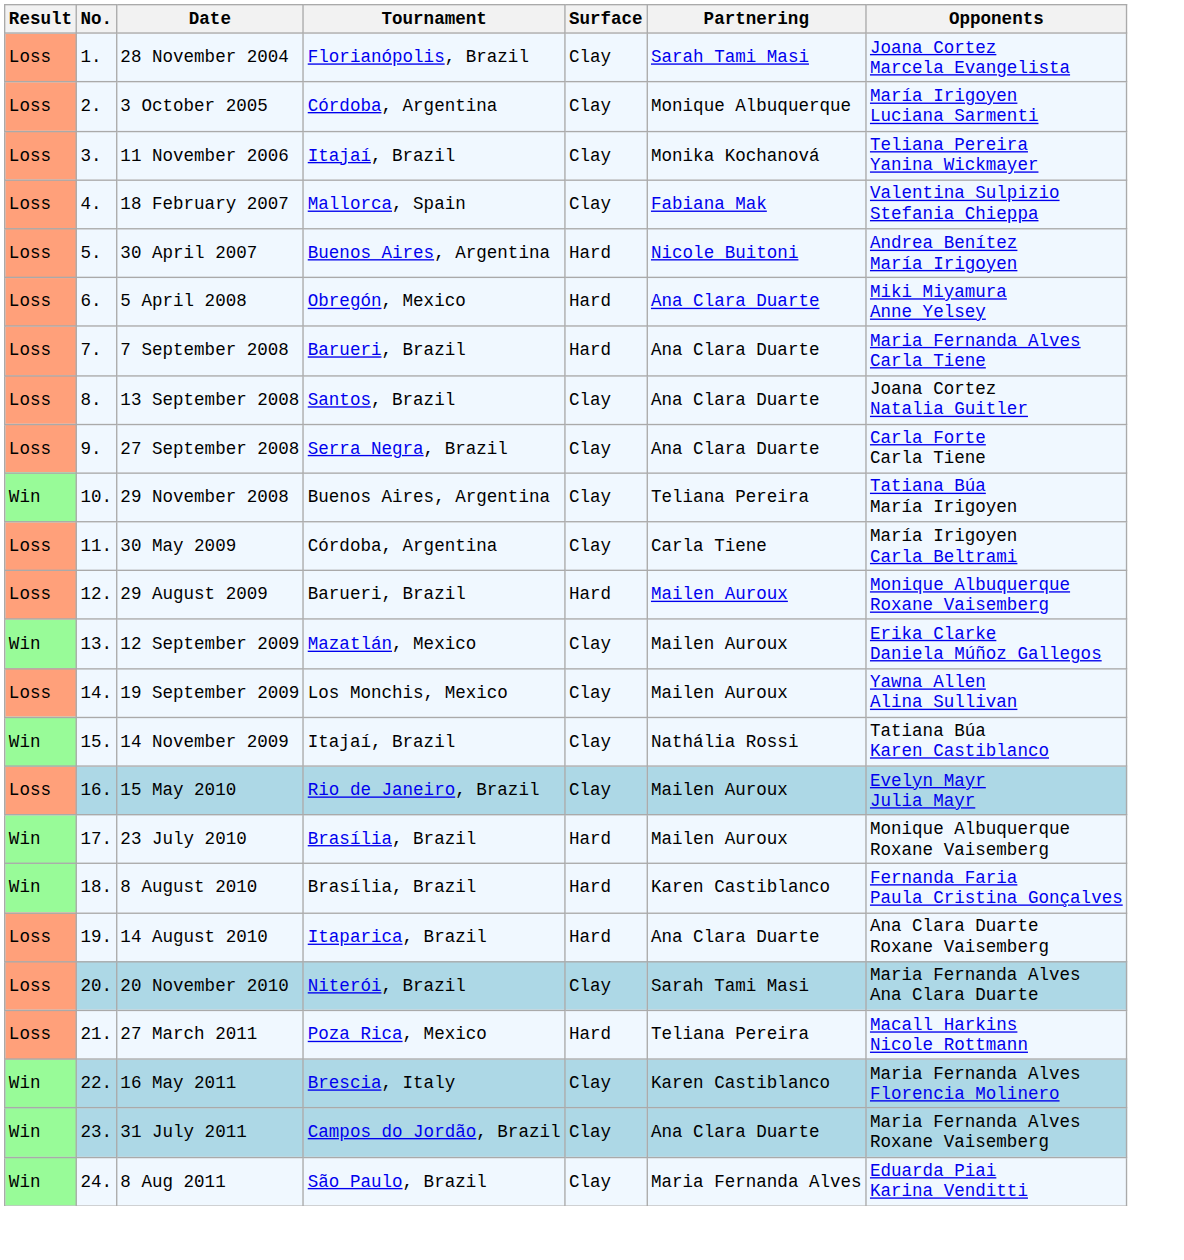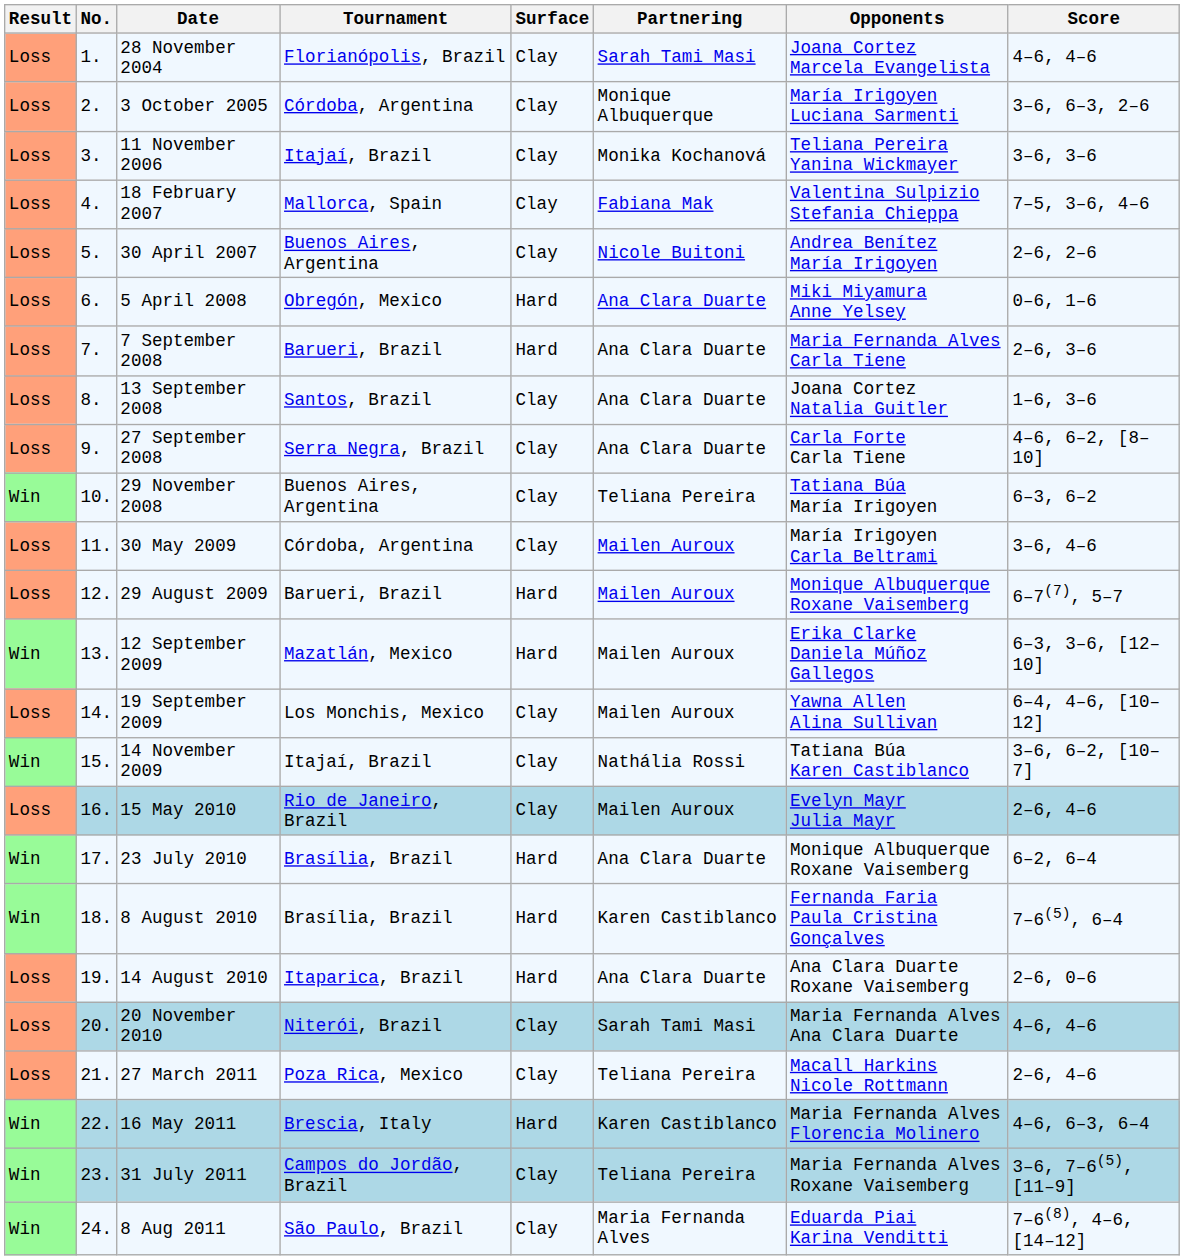+ column: (1094, 19)
(590, 253) Hard -> (537, 253) Clay
(709, 546) Carla Tiene -> (666, 546) Mailen Auroux
(590, 644) Clay -> (537, 654) Hard
(719, 839) Mailen Auroux -> (682, 860) Ana Clara Duarte
(590, 1035) Hard -> (537, 1075) Clay
(590, 1084) Clay -> (537, 1124) Hard
(735, 1132) Ana Clara Duarte -> (677, 1175) Teliana Pereira
